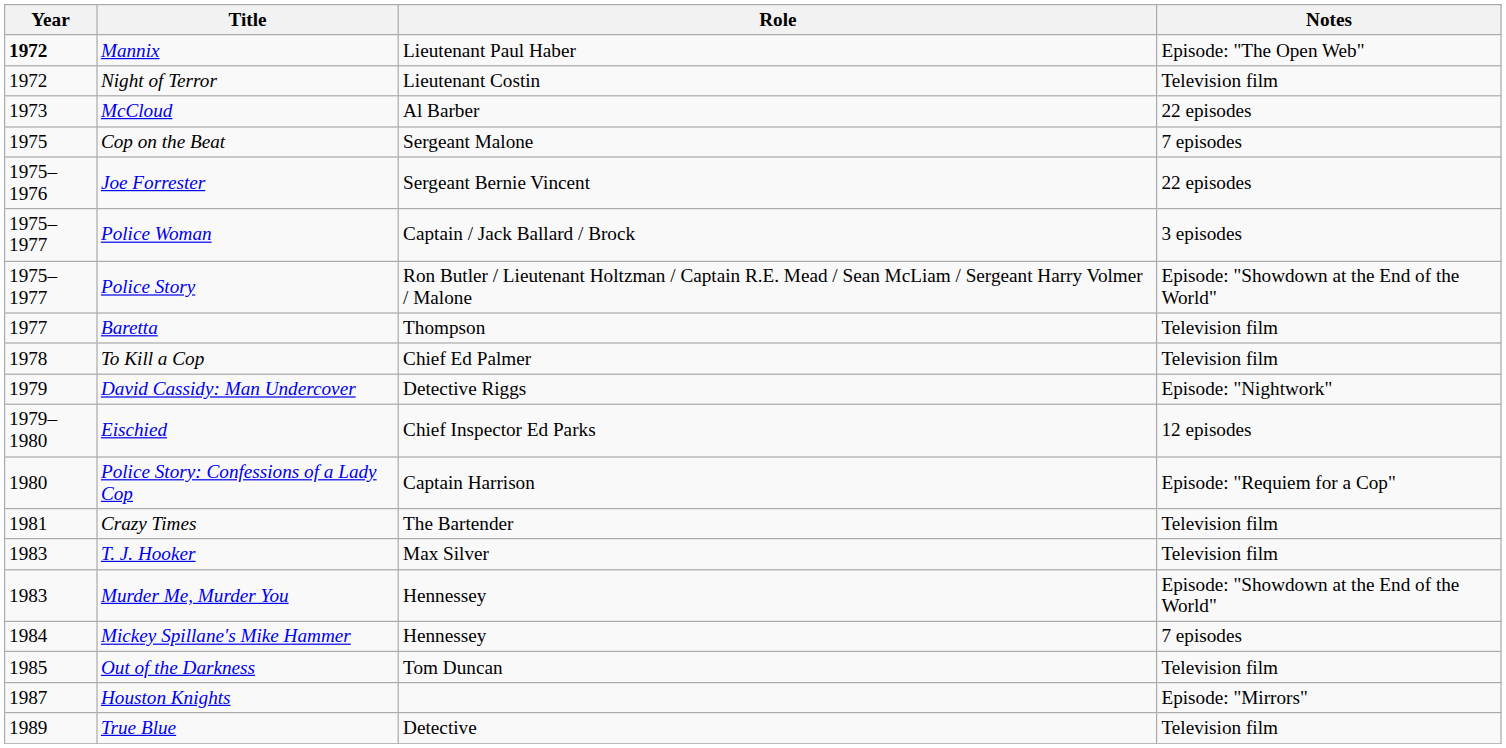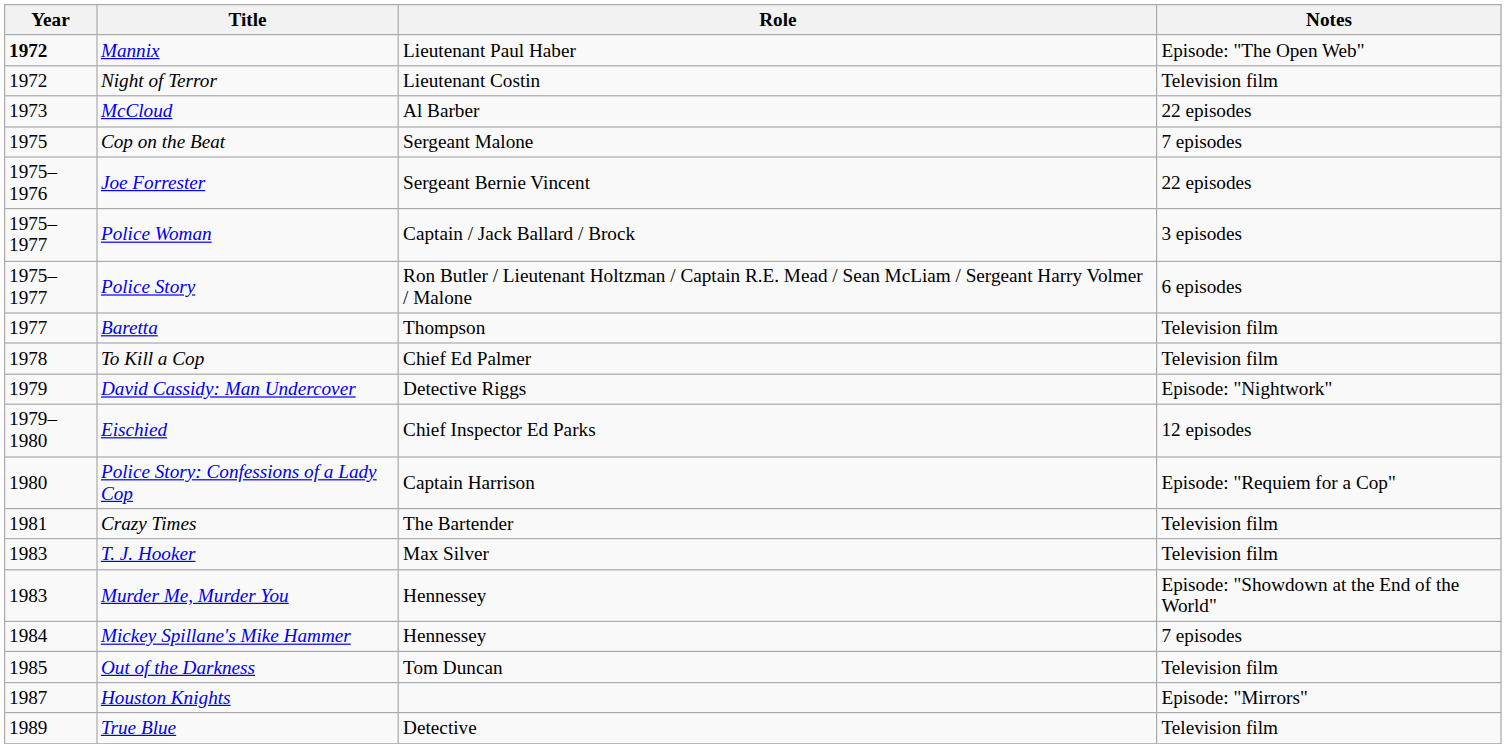(1310, 286) Episode: "Showdown at the End of the World" -> (1202, 286) 6 episodes
